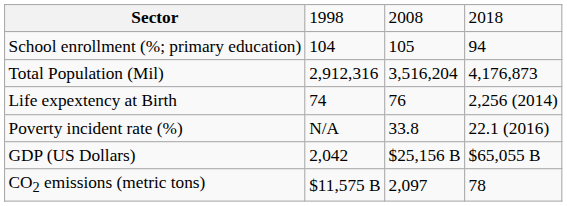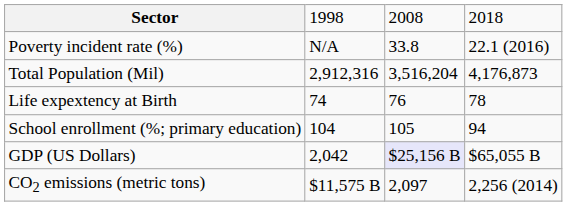rows swapped: (155, 45) <-> (96, 127)
(513, 100) 2,256 (2014) -> (477, 100) 78
(425, 155) no background -> (425, 155) lavender background
(477, 184) 78 -> (513, 184) 2,256 (2014)
